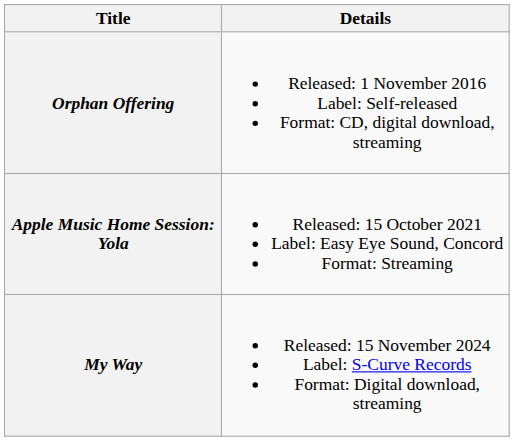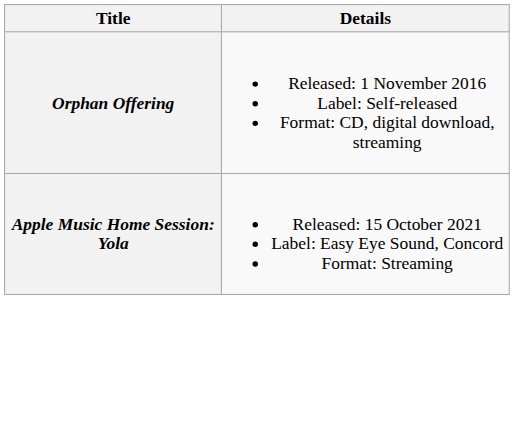- row: (113, 365)
